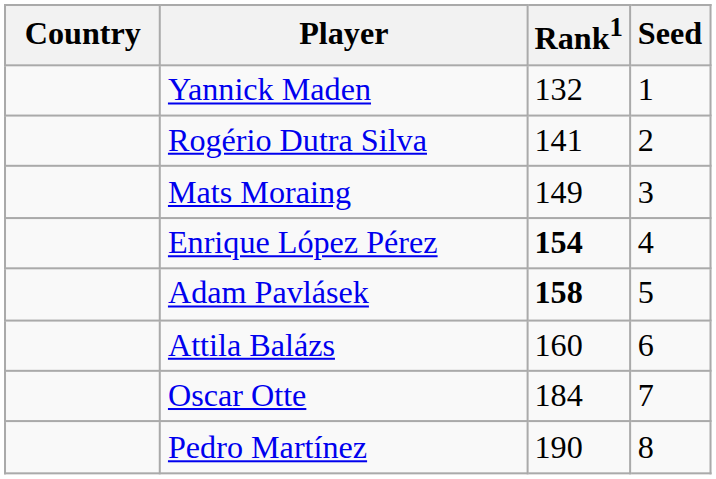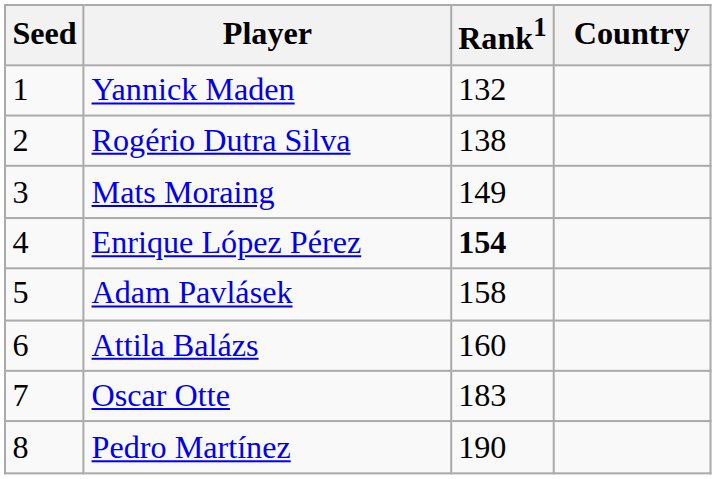columns swapped: (83, 34) <-> (670, 34)
(559, 140) 141 -> (482, 140) 138
(559, 293) bold -> (482, 293) normal
(559, 395) 184 -> (482, 395) 183
